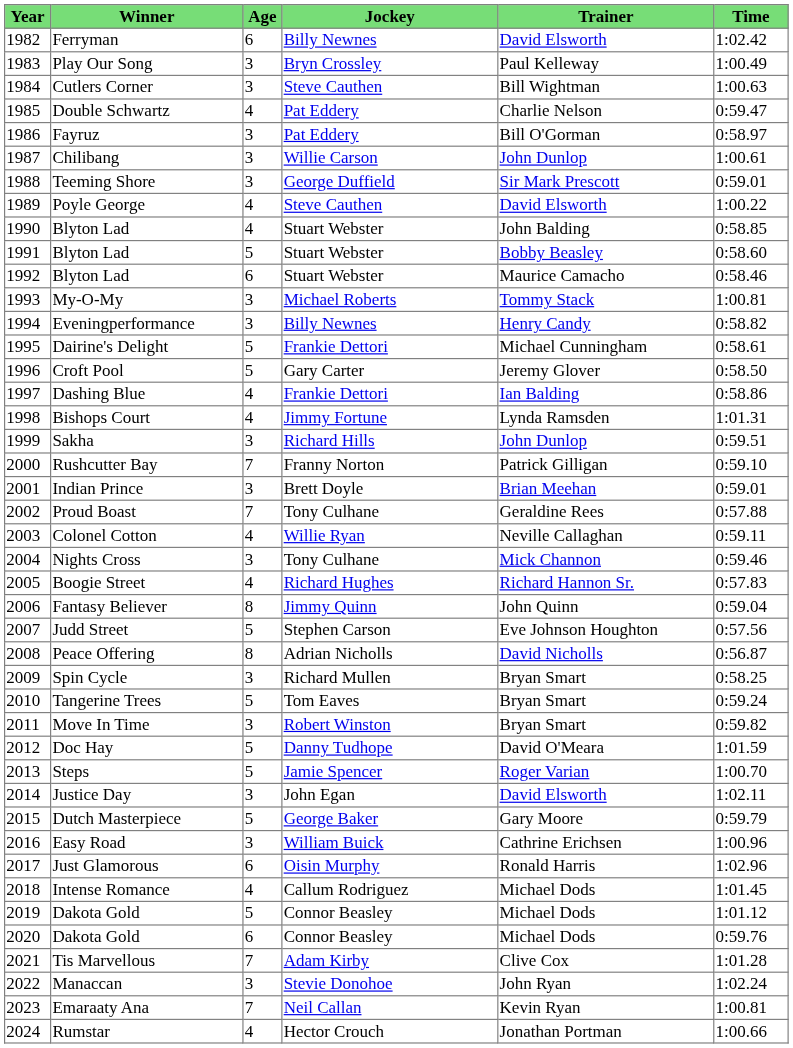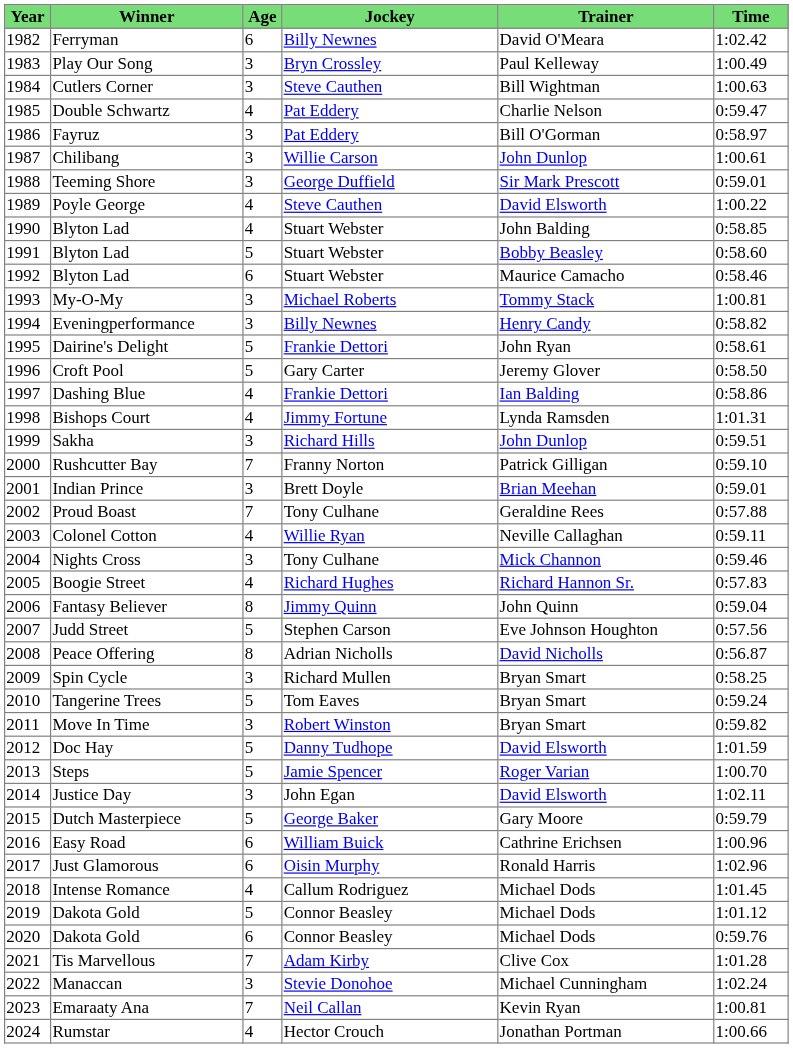(553, 39) David Elsworth -> (552, 39) David O'Meara
(573, 346) Michael Cunningham -> (535, 346) John Ryan
(552, 747) David O'Meara -> (553, 747) David Elsworth
(249, 842) 3 -> (249, 842) 6
(535, 983) John Ryan -> (573, 983) Michael Cunningham
